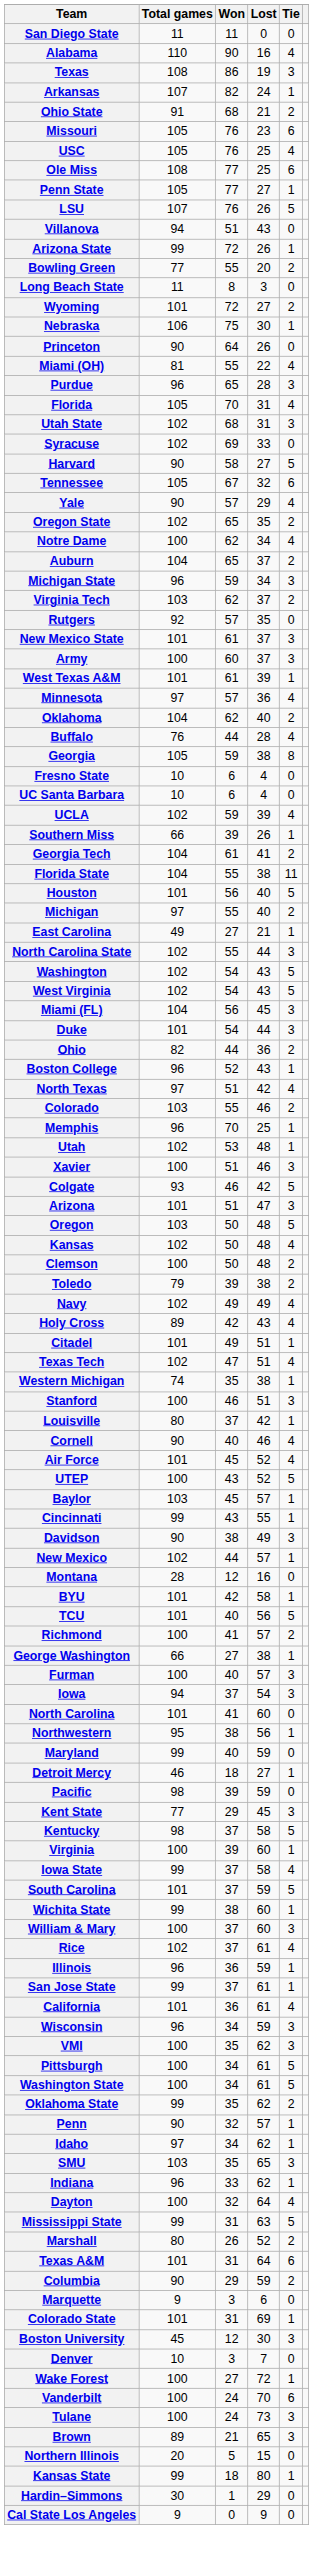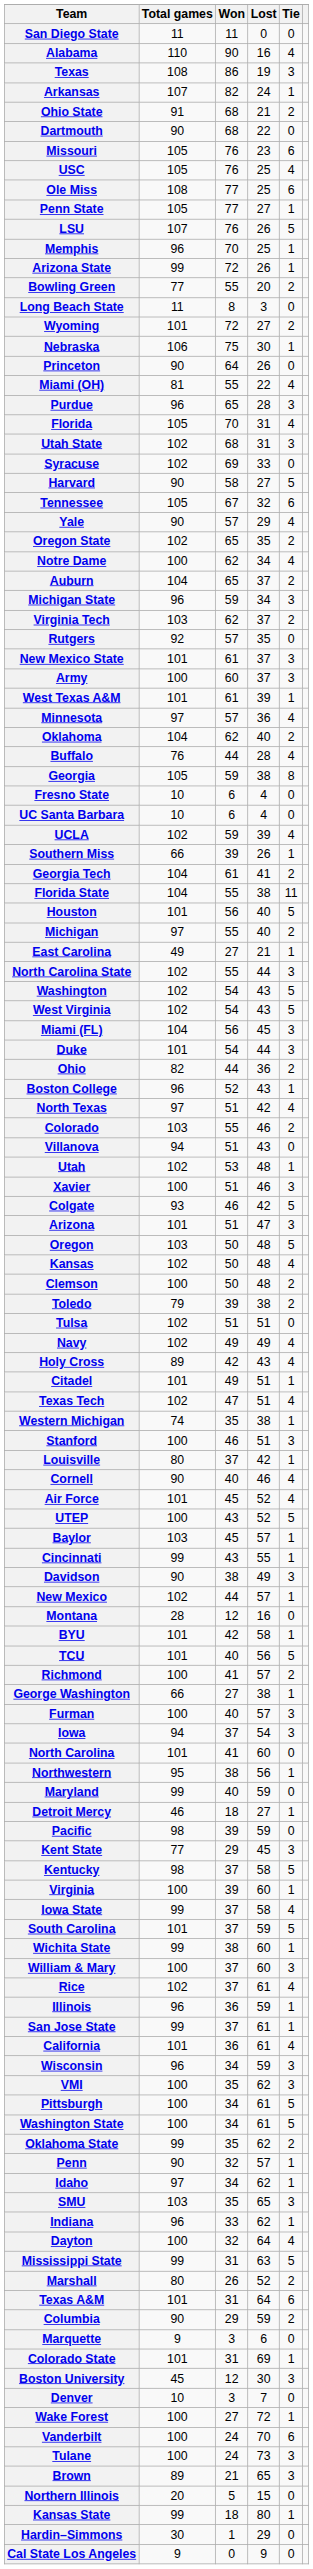+ row: (72, 131)
rows swapped: (72, 1127) <-> (72, 229)
+ row: (72, 1323)
